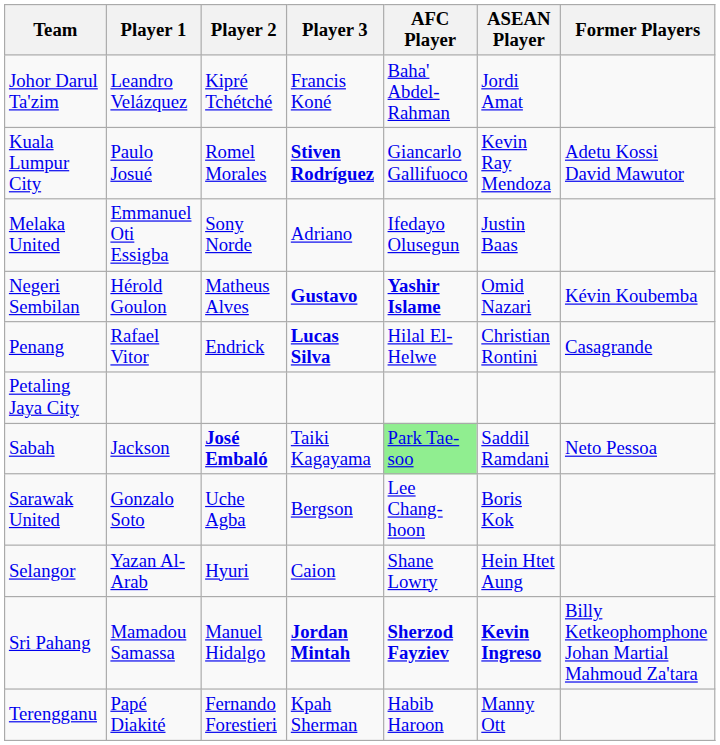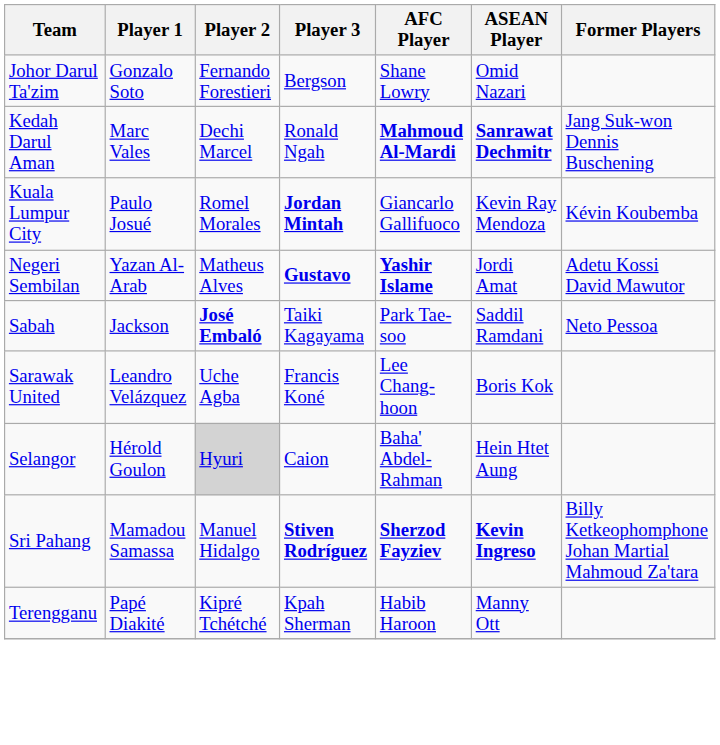(149, 91) Leandro Velázquez -> (141, 80) Gonzalo Soto
(239, 91) Kipré Tchétché -> (235, 80) Fernando Forestieri
(318, 91) Francis Koné -> (315, 80) Bergson
(419, 91) Baha' Abdel-Rahman -> (405, 80) Shane Lowry
(502, 91) Jordi Amat -> (501, 80) Omid Nazari
+ row: (33, 141)
(332, 162) Stiven Rodríguez -> (314, 213) Jordan Mintah
(624, 162) Adetu Kossi David Mawutor -> (632, 213) Kévin Koubemba
- row: (37, 234)
(138, 296) Hérold Goulon -> (147, 274) Yazan Al-Arab
(506, 296) Omid Nazari -> (497, 274) Jordi Amat
(631, 296) Kévin Koubemba -> (625, 274) Adetu Kossi David Mawutor
- row: (36, 346)
- row: (44, 397)
(423, 448) lightgreen background -> (416, 325) no background
(142, 509) Gonzalo Soto -> (148, 387) Leandro Velázquez
(322, 509) Bergson -> (312, 387) Francis Koné
(148, 570) Yazan Al-Arab -> (138, 458) Hérold Goulon
(227, 570) no background -> (221, 458) lightgrey background
(413, 570) Shane Lowry -> (411, 458) Baha' Abdel-Rahman
(320, 642) Jordan Mintah -> (326, 541) Stiven Rodríguez
(241, 714) Fernando Forestieri -> (233, 612) Kipré Tchétché
